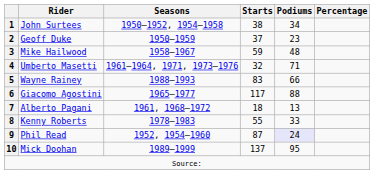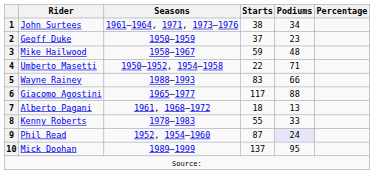(172, 25) 1950–1952, 1954–1958 -> (172, 25) 1961–1964, 1971, 1973–1976
(172, 66) 1961–1964, 1971, 1973–1976 -> (172, 66) 1950–1952, 1954–1958
(258, 66) 32 -> (258, 66) 22
